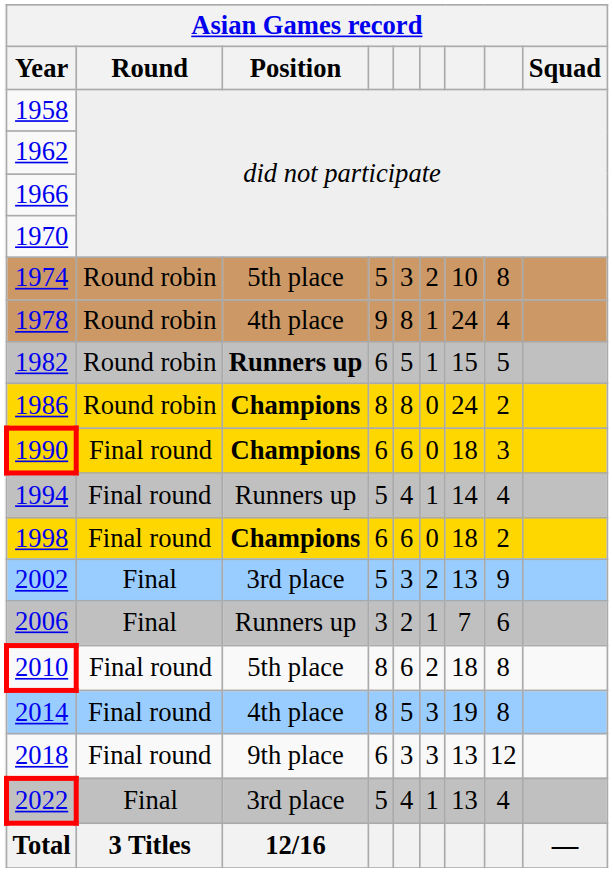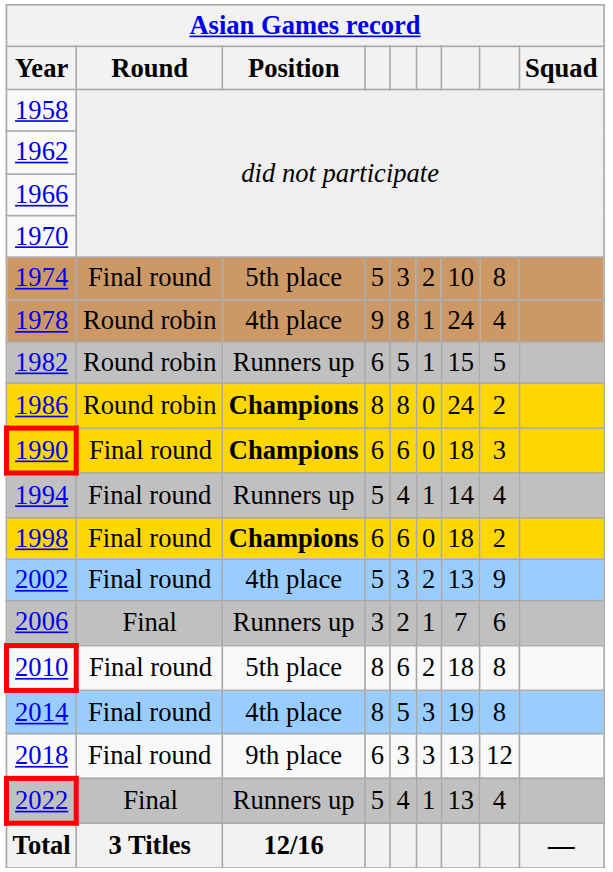(150, 278) Round robin -> (150, 278) Final round
(296, 362) bold -> (294, 362) normal
(150, 579) Final -> (150, 579) Final round
(296, 579) 3rd place -> (294, 579) 4th place
(296, 800) 3rd place -> (294, 800) Runners up
